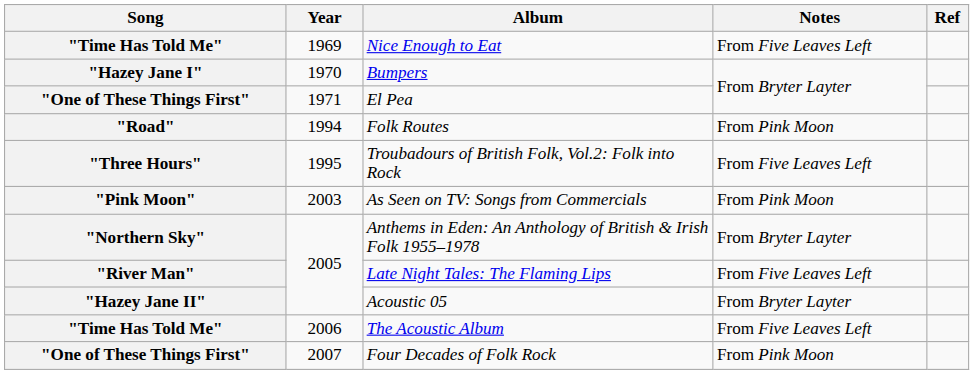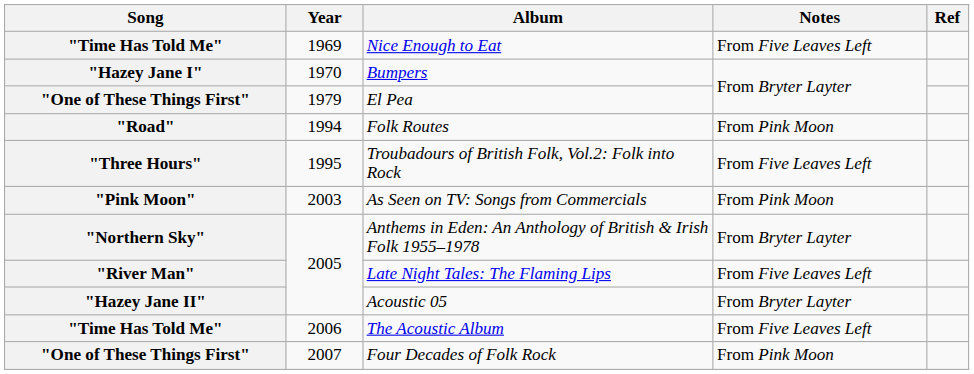(325, 99) 1971 -> (325, 99) 1979
